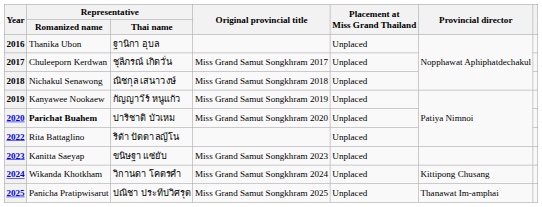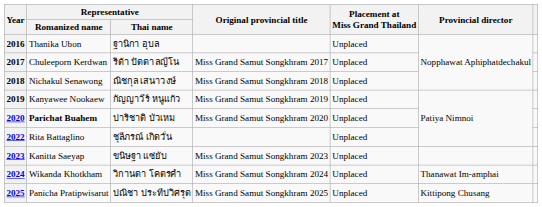(142, 62) ชุลีภรณ์ เกิดวั่น -> (146, 62) ริต้า ปัตตาลญีโน
(146, 137) ริต้า ปัตตาลญีโน -> (142, 137) ชุลีภรณ์ เกิดวั่น
(455, 174) Kittipong Chusang -> (460, 174) Thanawat Im-amphai
(460, 193) Thanawat Im-amphai -> (455, 193) Kittipong Chusang
